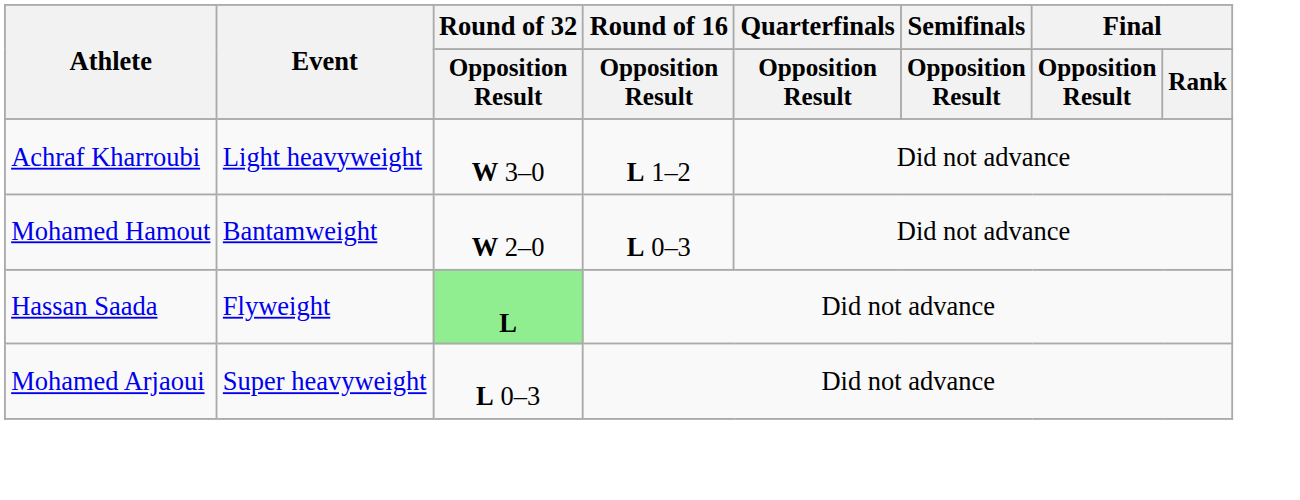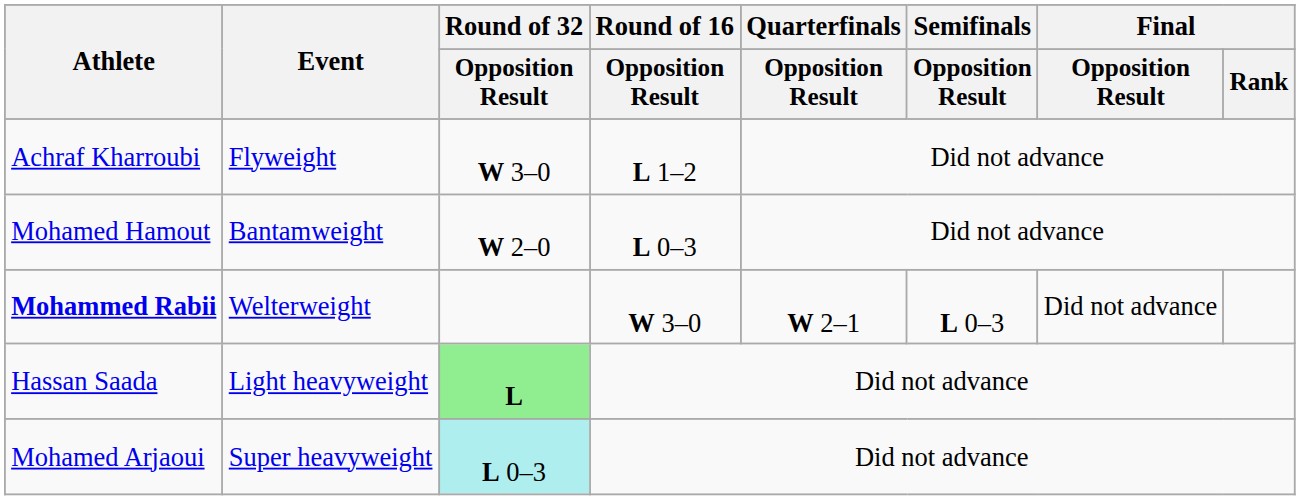(322, 156) Light heavyweight -> (282, 156) Flyweight
+ row: (114, 306)
(277, 306) Flyweight -> (328, 381) Light heavyweight
(508, 397) no background -> (514, 472) paleturquoise background
